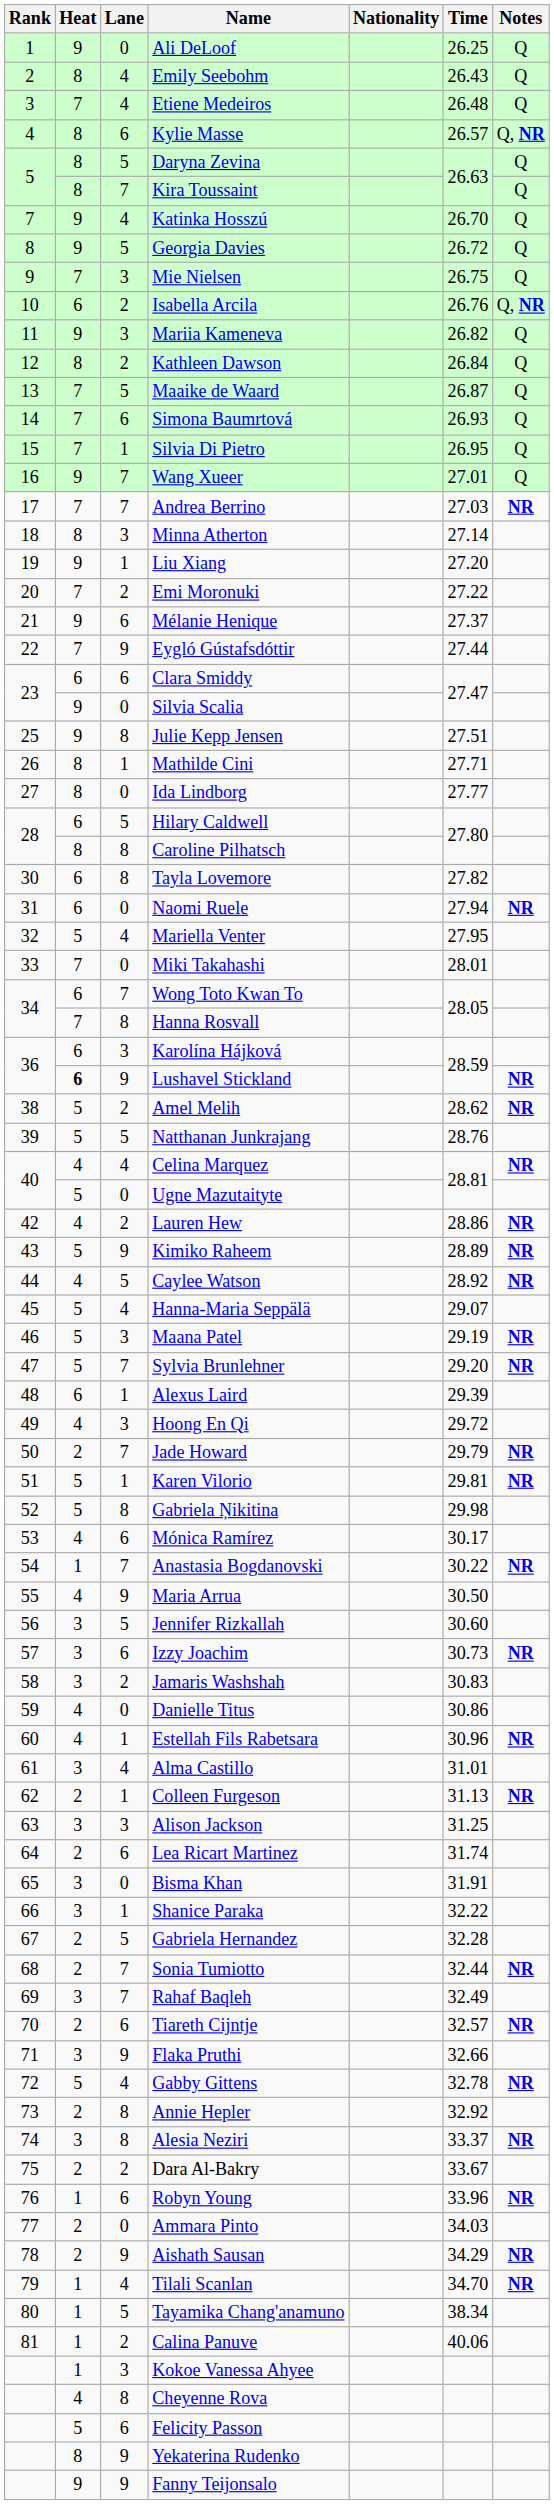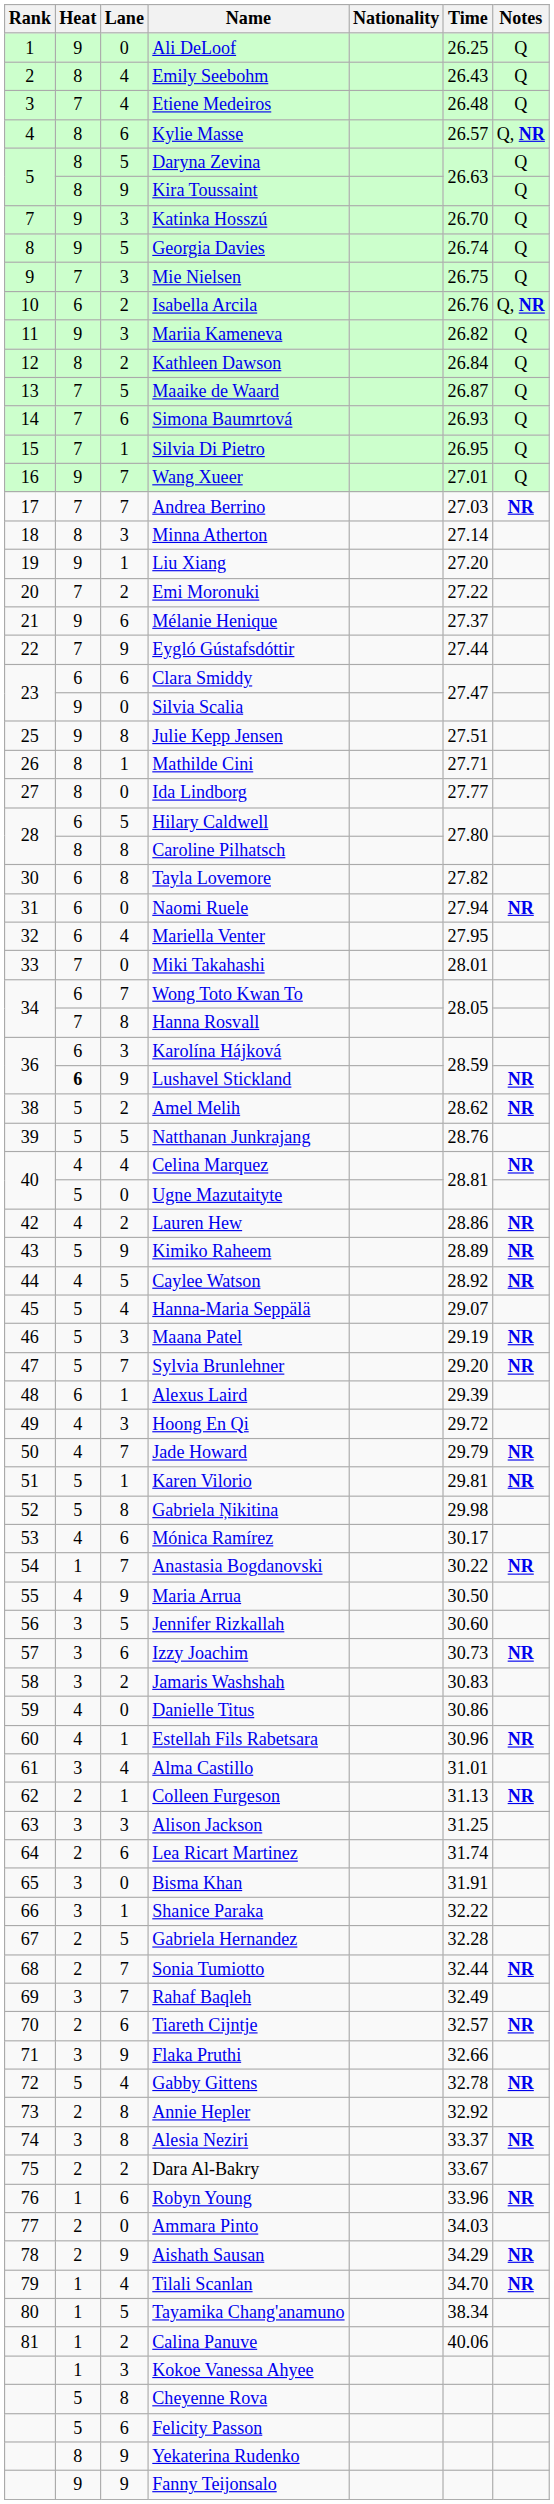(124, 190) 7 -> (124, 190) 9
(124, 219) 4 -> (124, 219) 3
(468, 248) 26.72 -> (468, 248) 26.74
(78, 936) 5 -> (78, 936) 6
(78, 1452) 2 -> (78, 1452) 4
(78, 2398) 4 -> (78, 2398) 5
